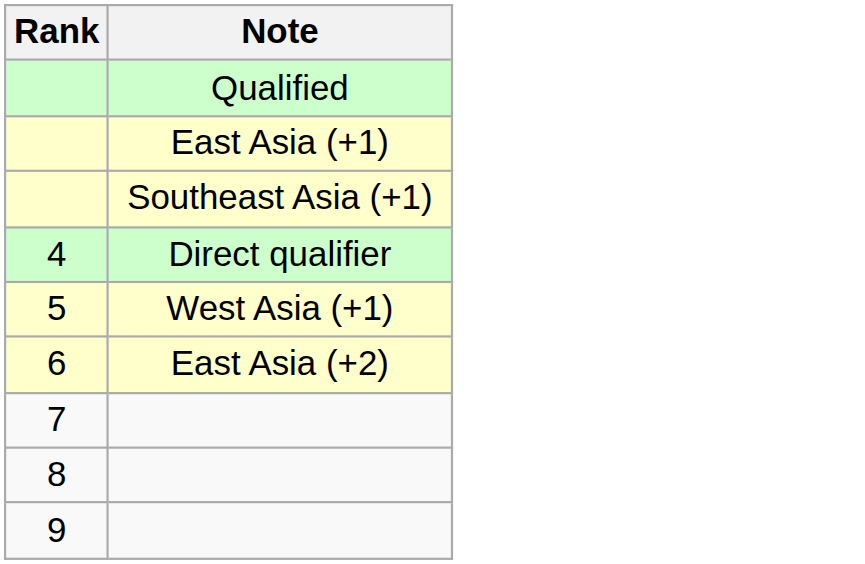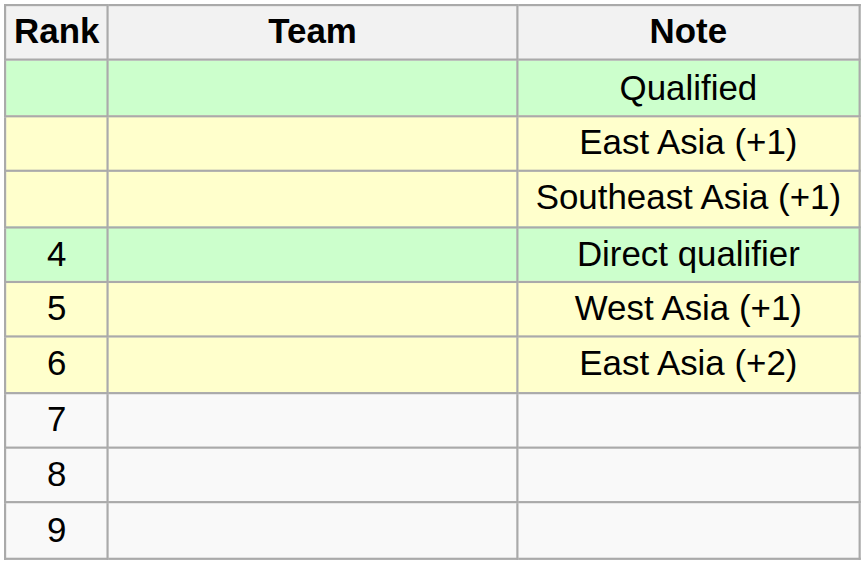+ column: (313, 32)
